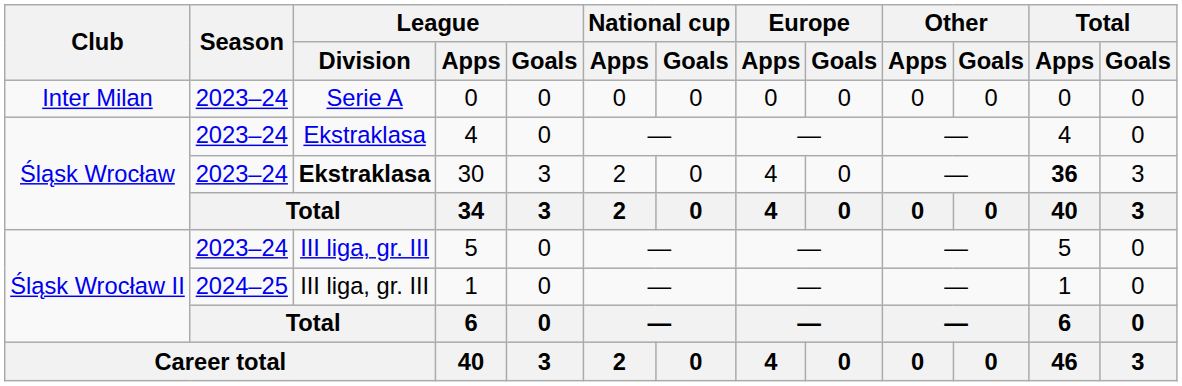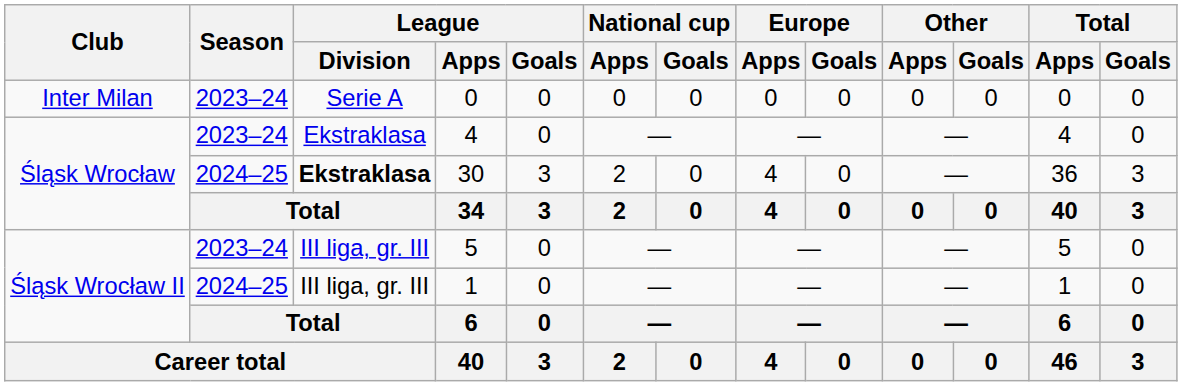(242, 173) 2023–24 -> (242, 173) 2024–25
(1065, 173) bold -> (1065, 173) normal
